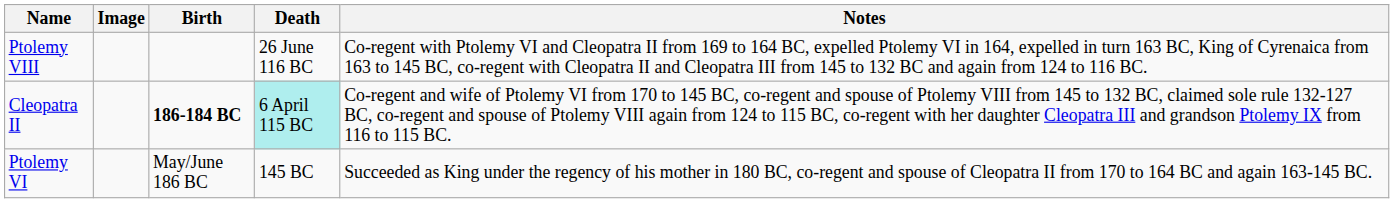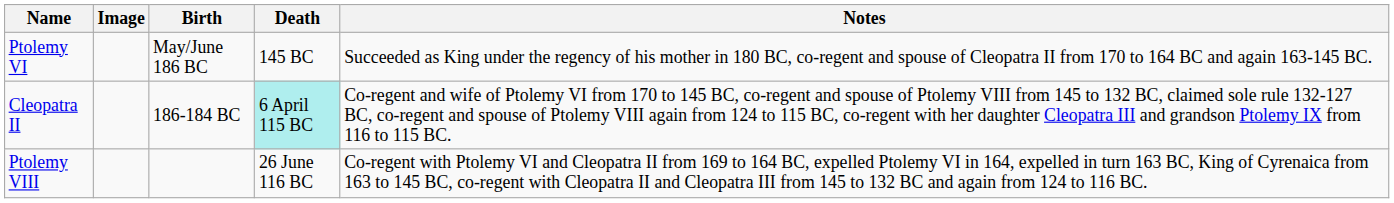rows swapped: (38, 173) <-> (38, 56)
(197, 114) bold -> (197, 114) normal
